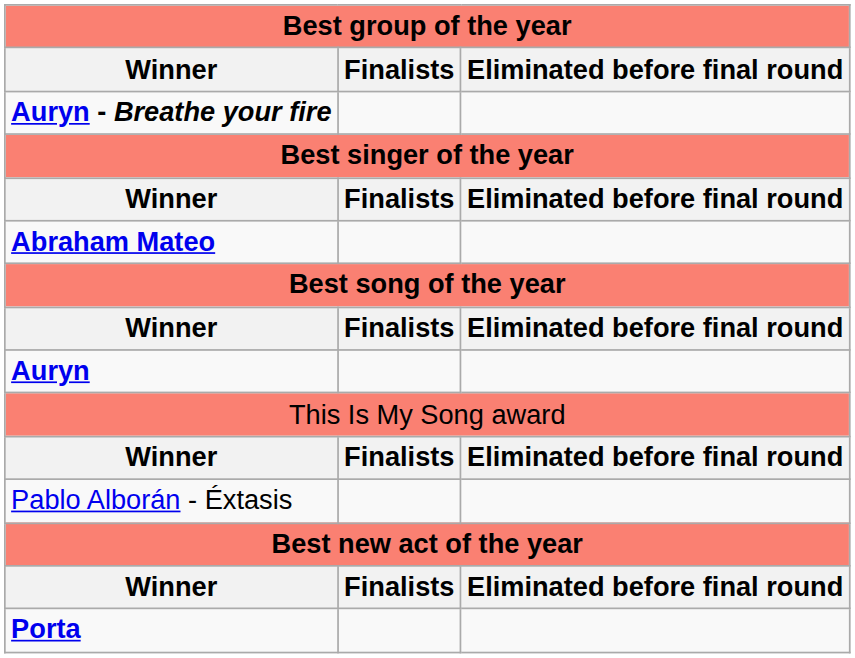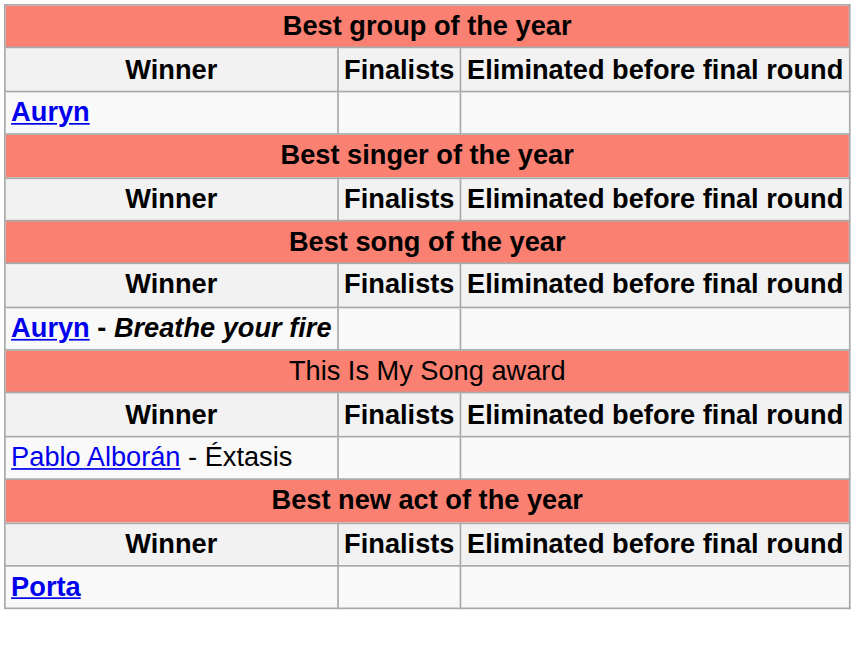rows swapped: (50, 371) <-> (171, 112)
- row: (113, 241)
